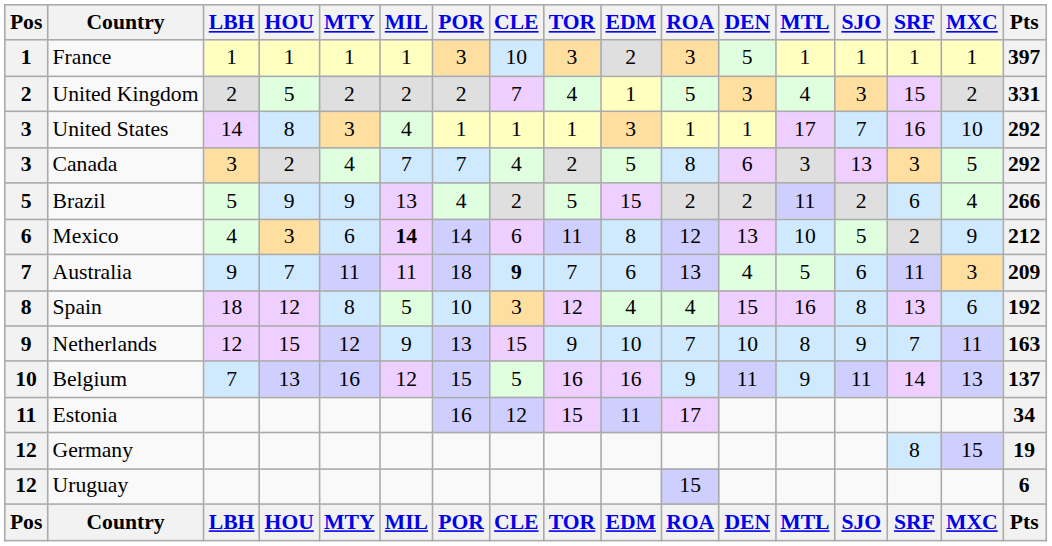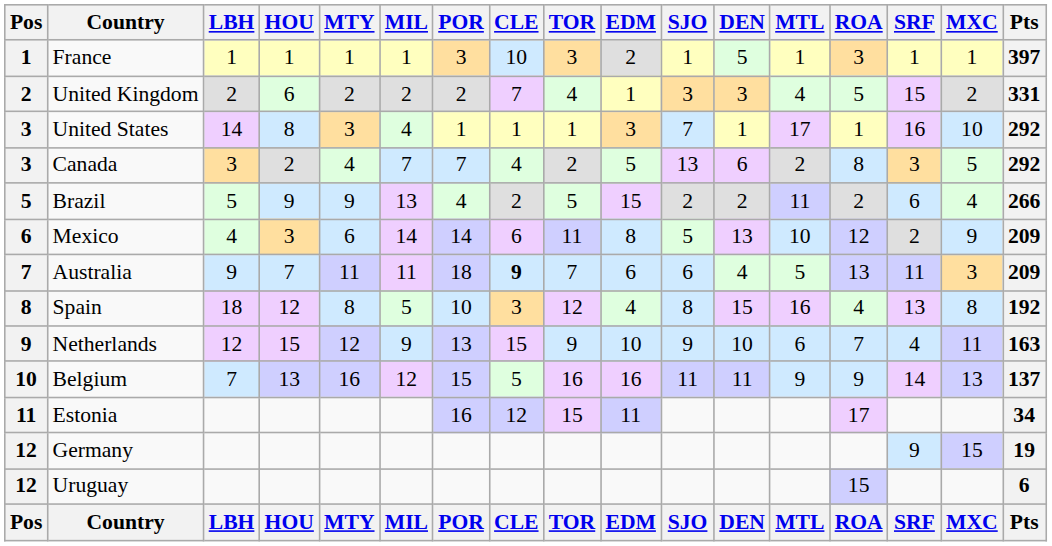columns swapped: (861, 21) <-> (690, 21)
(289, 93) 5 -> (289, 93) 6
(805, 164) 3 -> (800, 164) 2
(406, 235) bold -> (406, 235) normal
(1024, 235) 212 -> (1024, 235) 209
(972, 307) 6 -> (972, 307) 8
(805, 343) 8 -> (800, 343) 6
(914, 343) 7 -> (914, 343) 4
(914, 450) 8 -> (914, 450) 9
